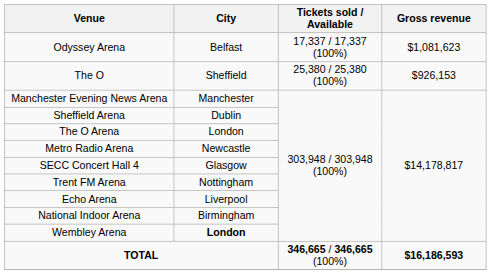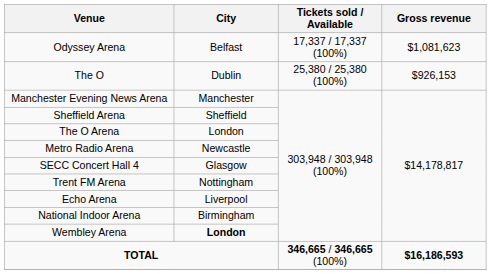(226, 76) Sheffield -> (226, 76) Dublin
(226, 115) Dublin -> (226, 115) Sheffield
